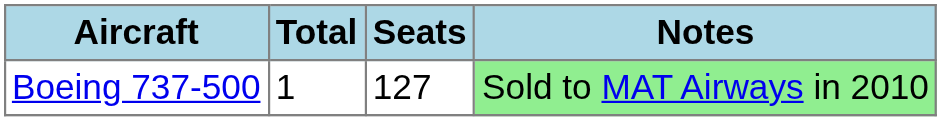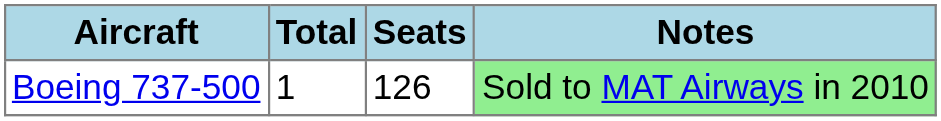(402, 87) 127 -> (402, 87) 126
